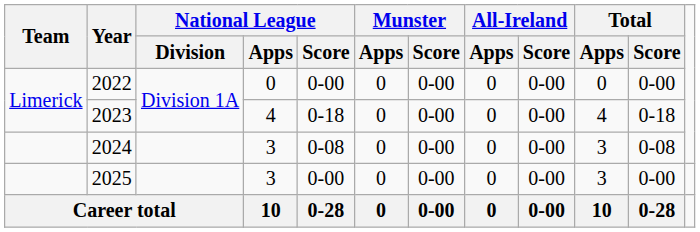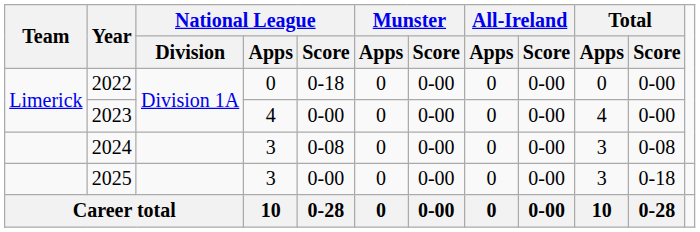(326, 83) 0-00 -> (326, 83) 0-18
(326, 115) 0-18 -> (326, 115) 0-00
(657, 115) 0-18 -> (657, 115) 0-00
(657, 178) 0-00 -> (657, 178) 0-18
